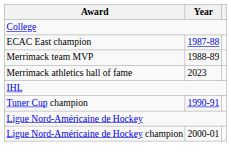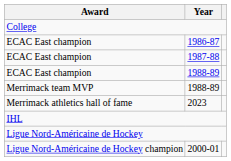+ row: (49, 42)
+ row: (49, 73)
- row: (47, 103)
